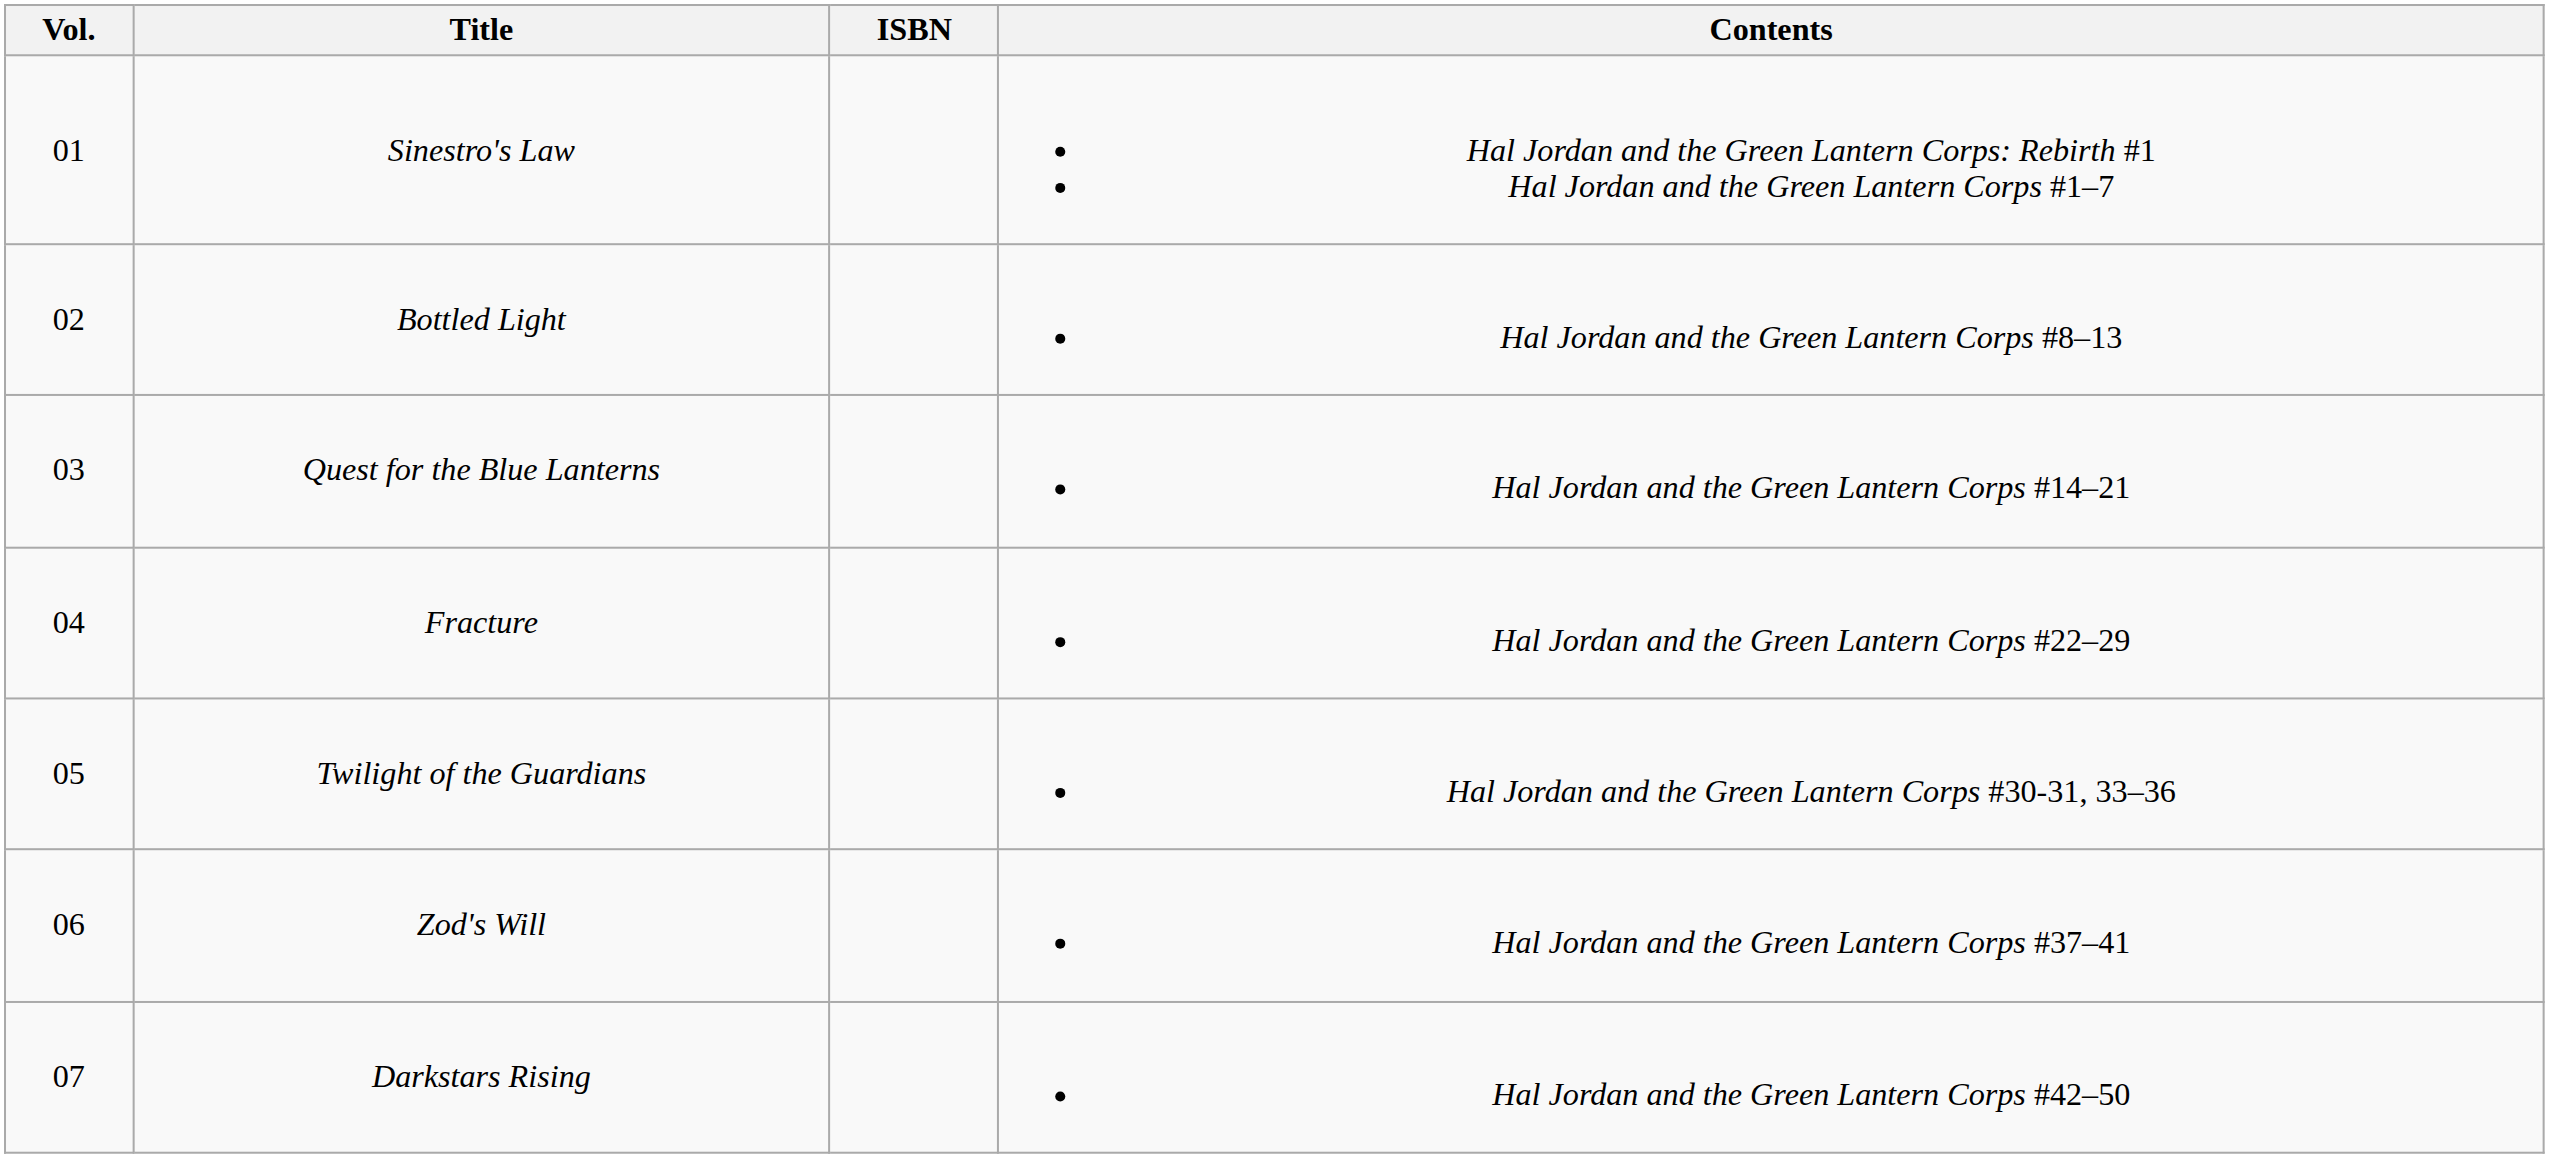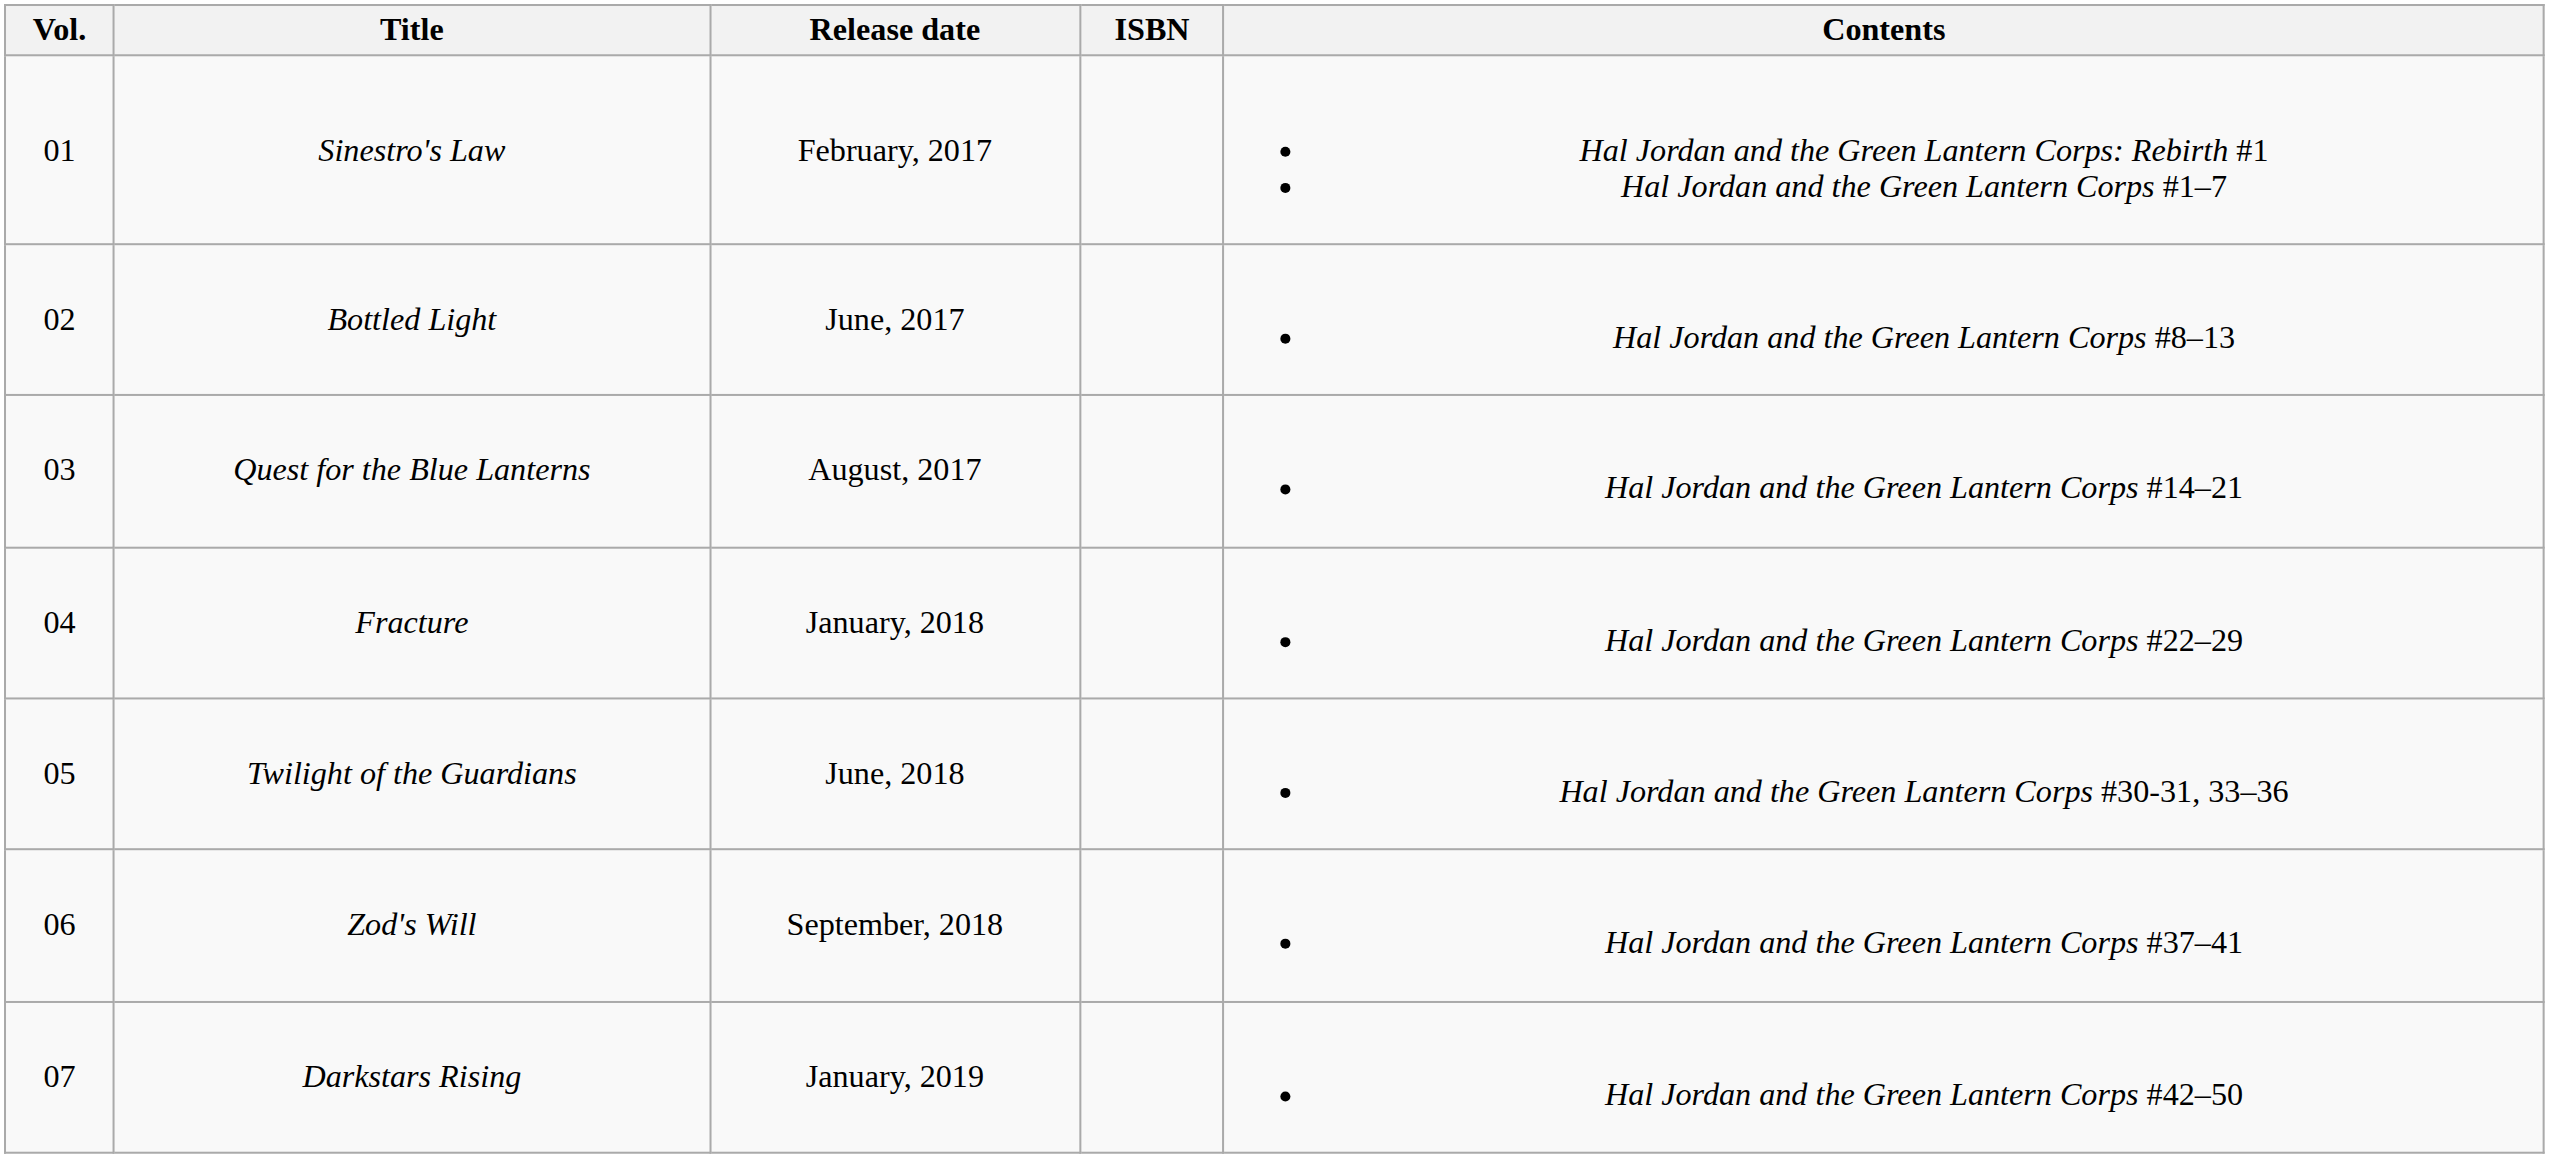+ column: (895, 30)
